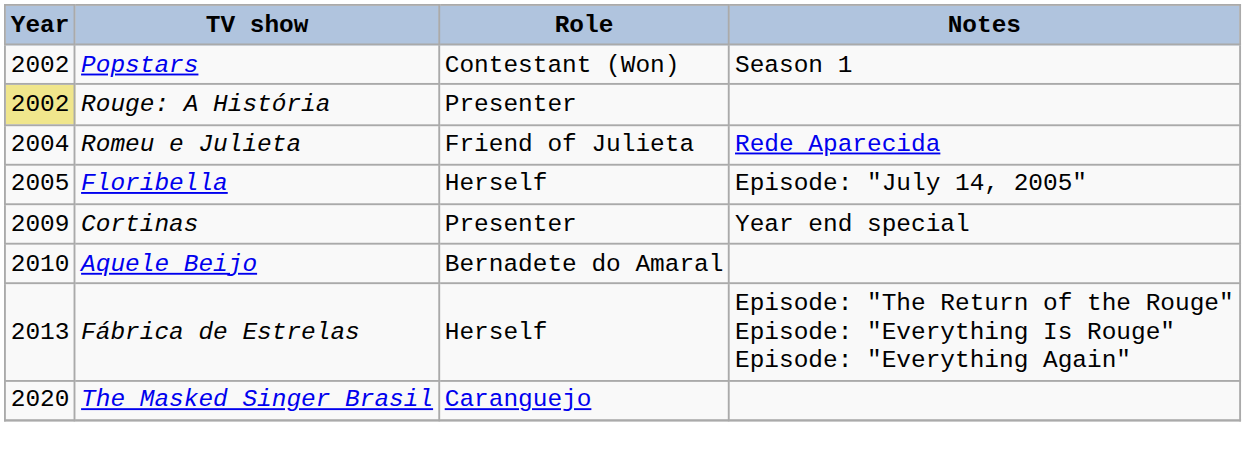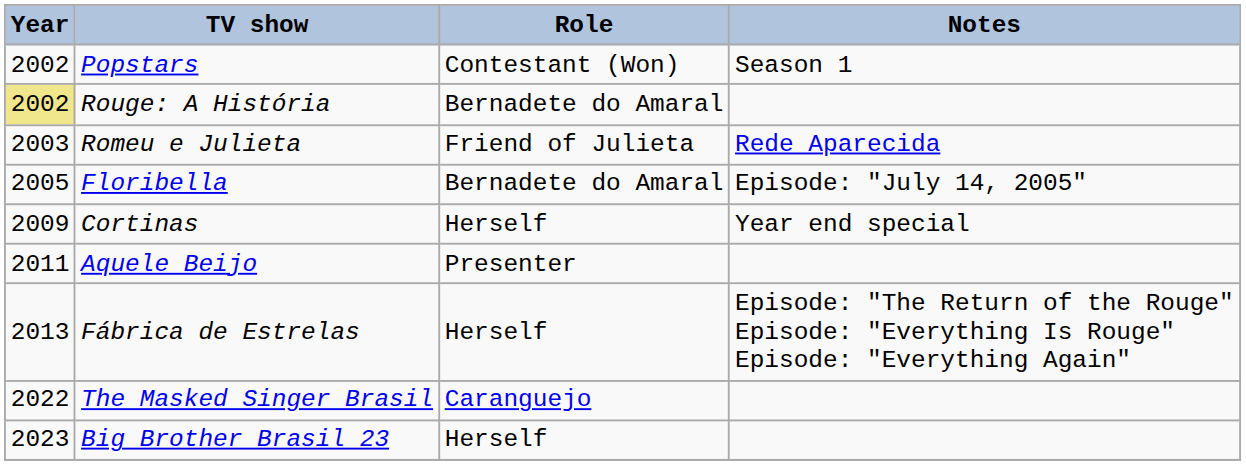(511, 105) Presenter -> (584, 105) Bernadete do Amaral
(40, 144) 2004 -> (40, 144) 2003
(496, 184) Herself -> (584, 184) Bernadete do Amaral
(511, 224) Presenter -> (496, 224) Herself
(40, 264) 2010 -> (40, 264) 2011
(584, 264) Bernadete do Amaral -> (511, 264) Presenter
(40, 400) 2020 -> (40, 400) 2022
+ row: (235, 440)
